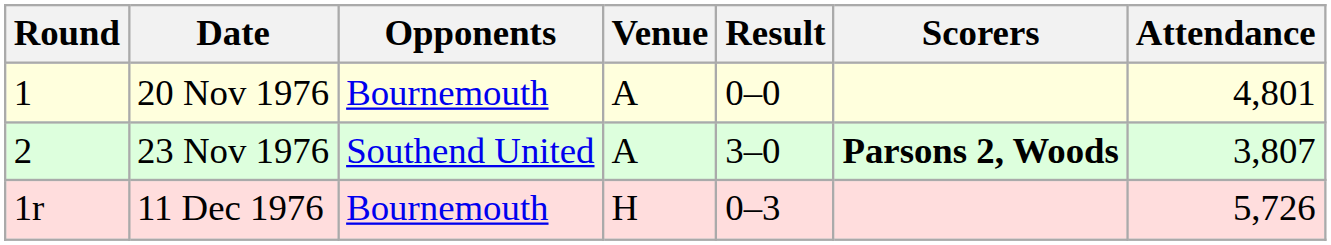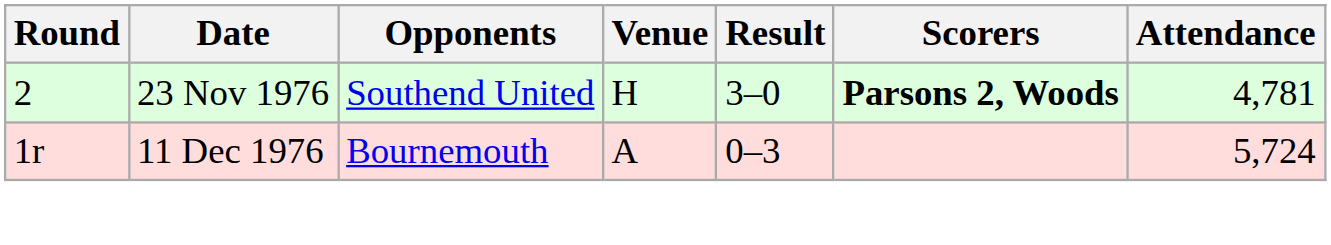- row: (233, 92)
(625, 150) A -> (625, 92) H
(1274, 150) 3,807 -> (1274, 92) 4,781
(625, 208) H -> (625, 150) A
(1274, 208) 5,726 -> (1274, 150) 5,724
